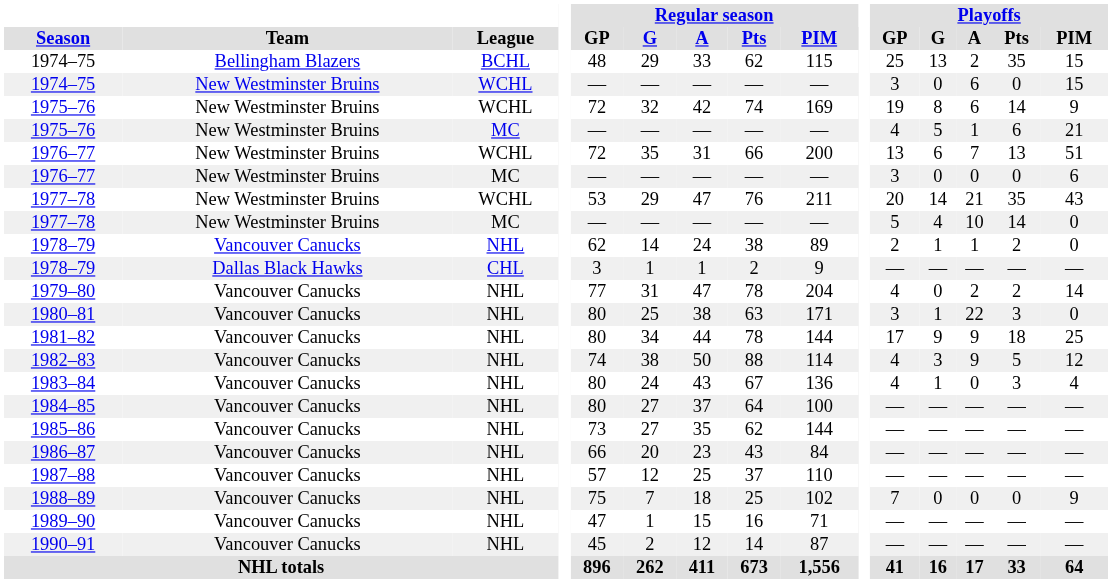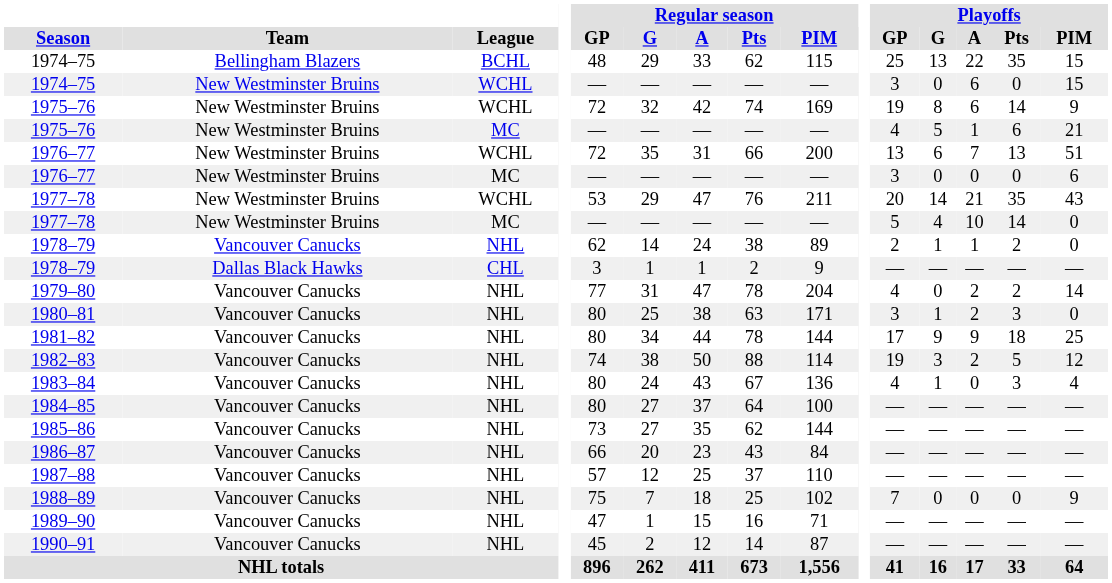(975, 61) 2 -> (975, 61) 22
(975, 314) 22 -> (975, 314) 2
(895, 360) 4 -> (895, 360) 19
(975, 360) 9 -> (975, 360) 2
